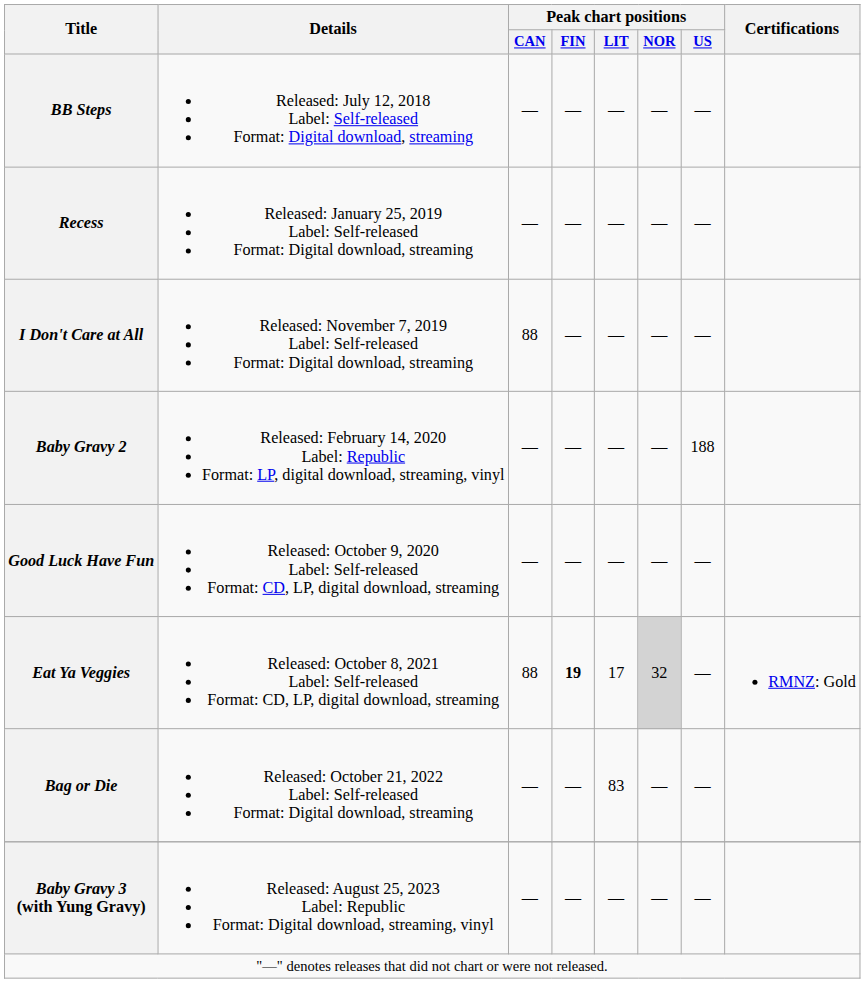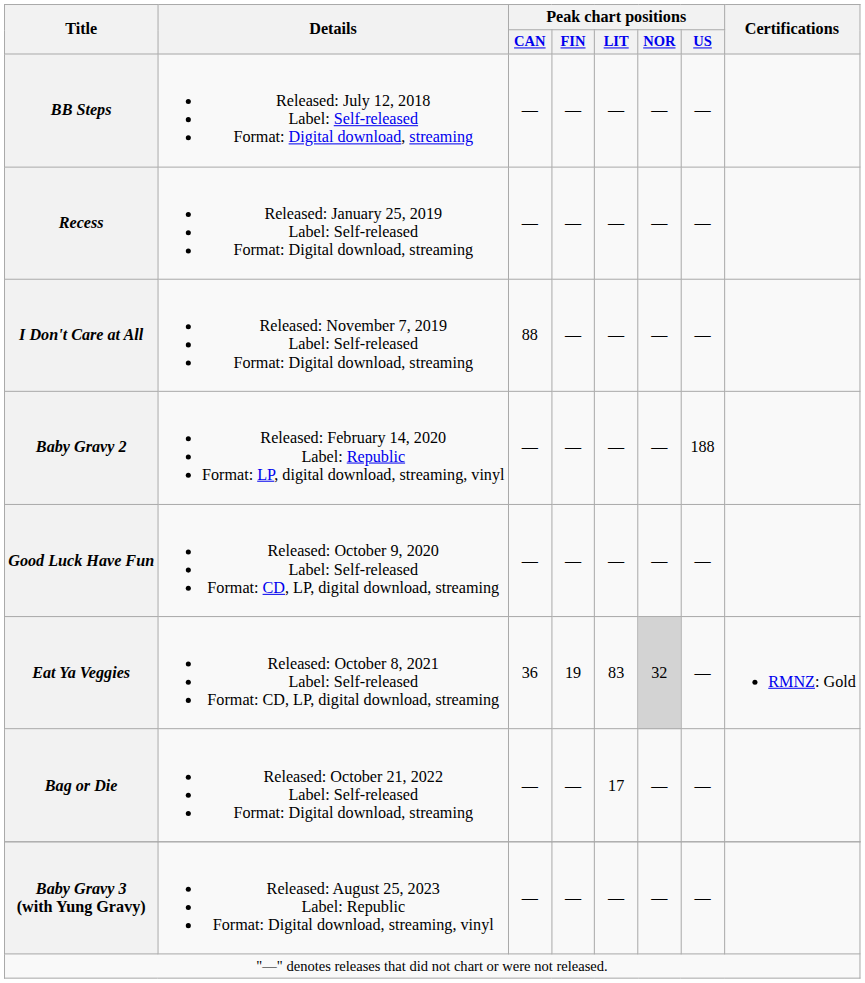(530, 672) 88 -> (530, 672) 36
(573, 672) bold -> (573, 672) normal
(616, 672) 17 -> (616, 672) 83
(616, 785) 83 -> (616, 785) 17
